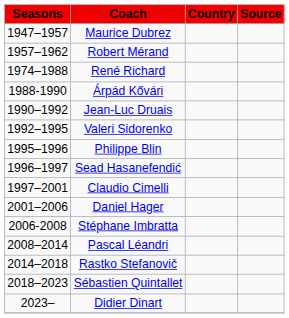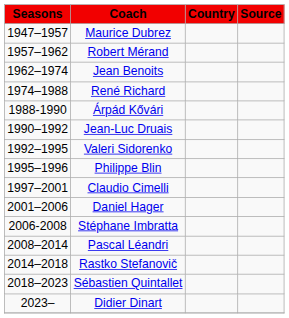+ row: (128, 71)
- row: (128, 168)
